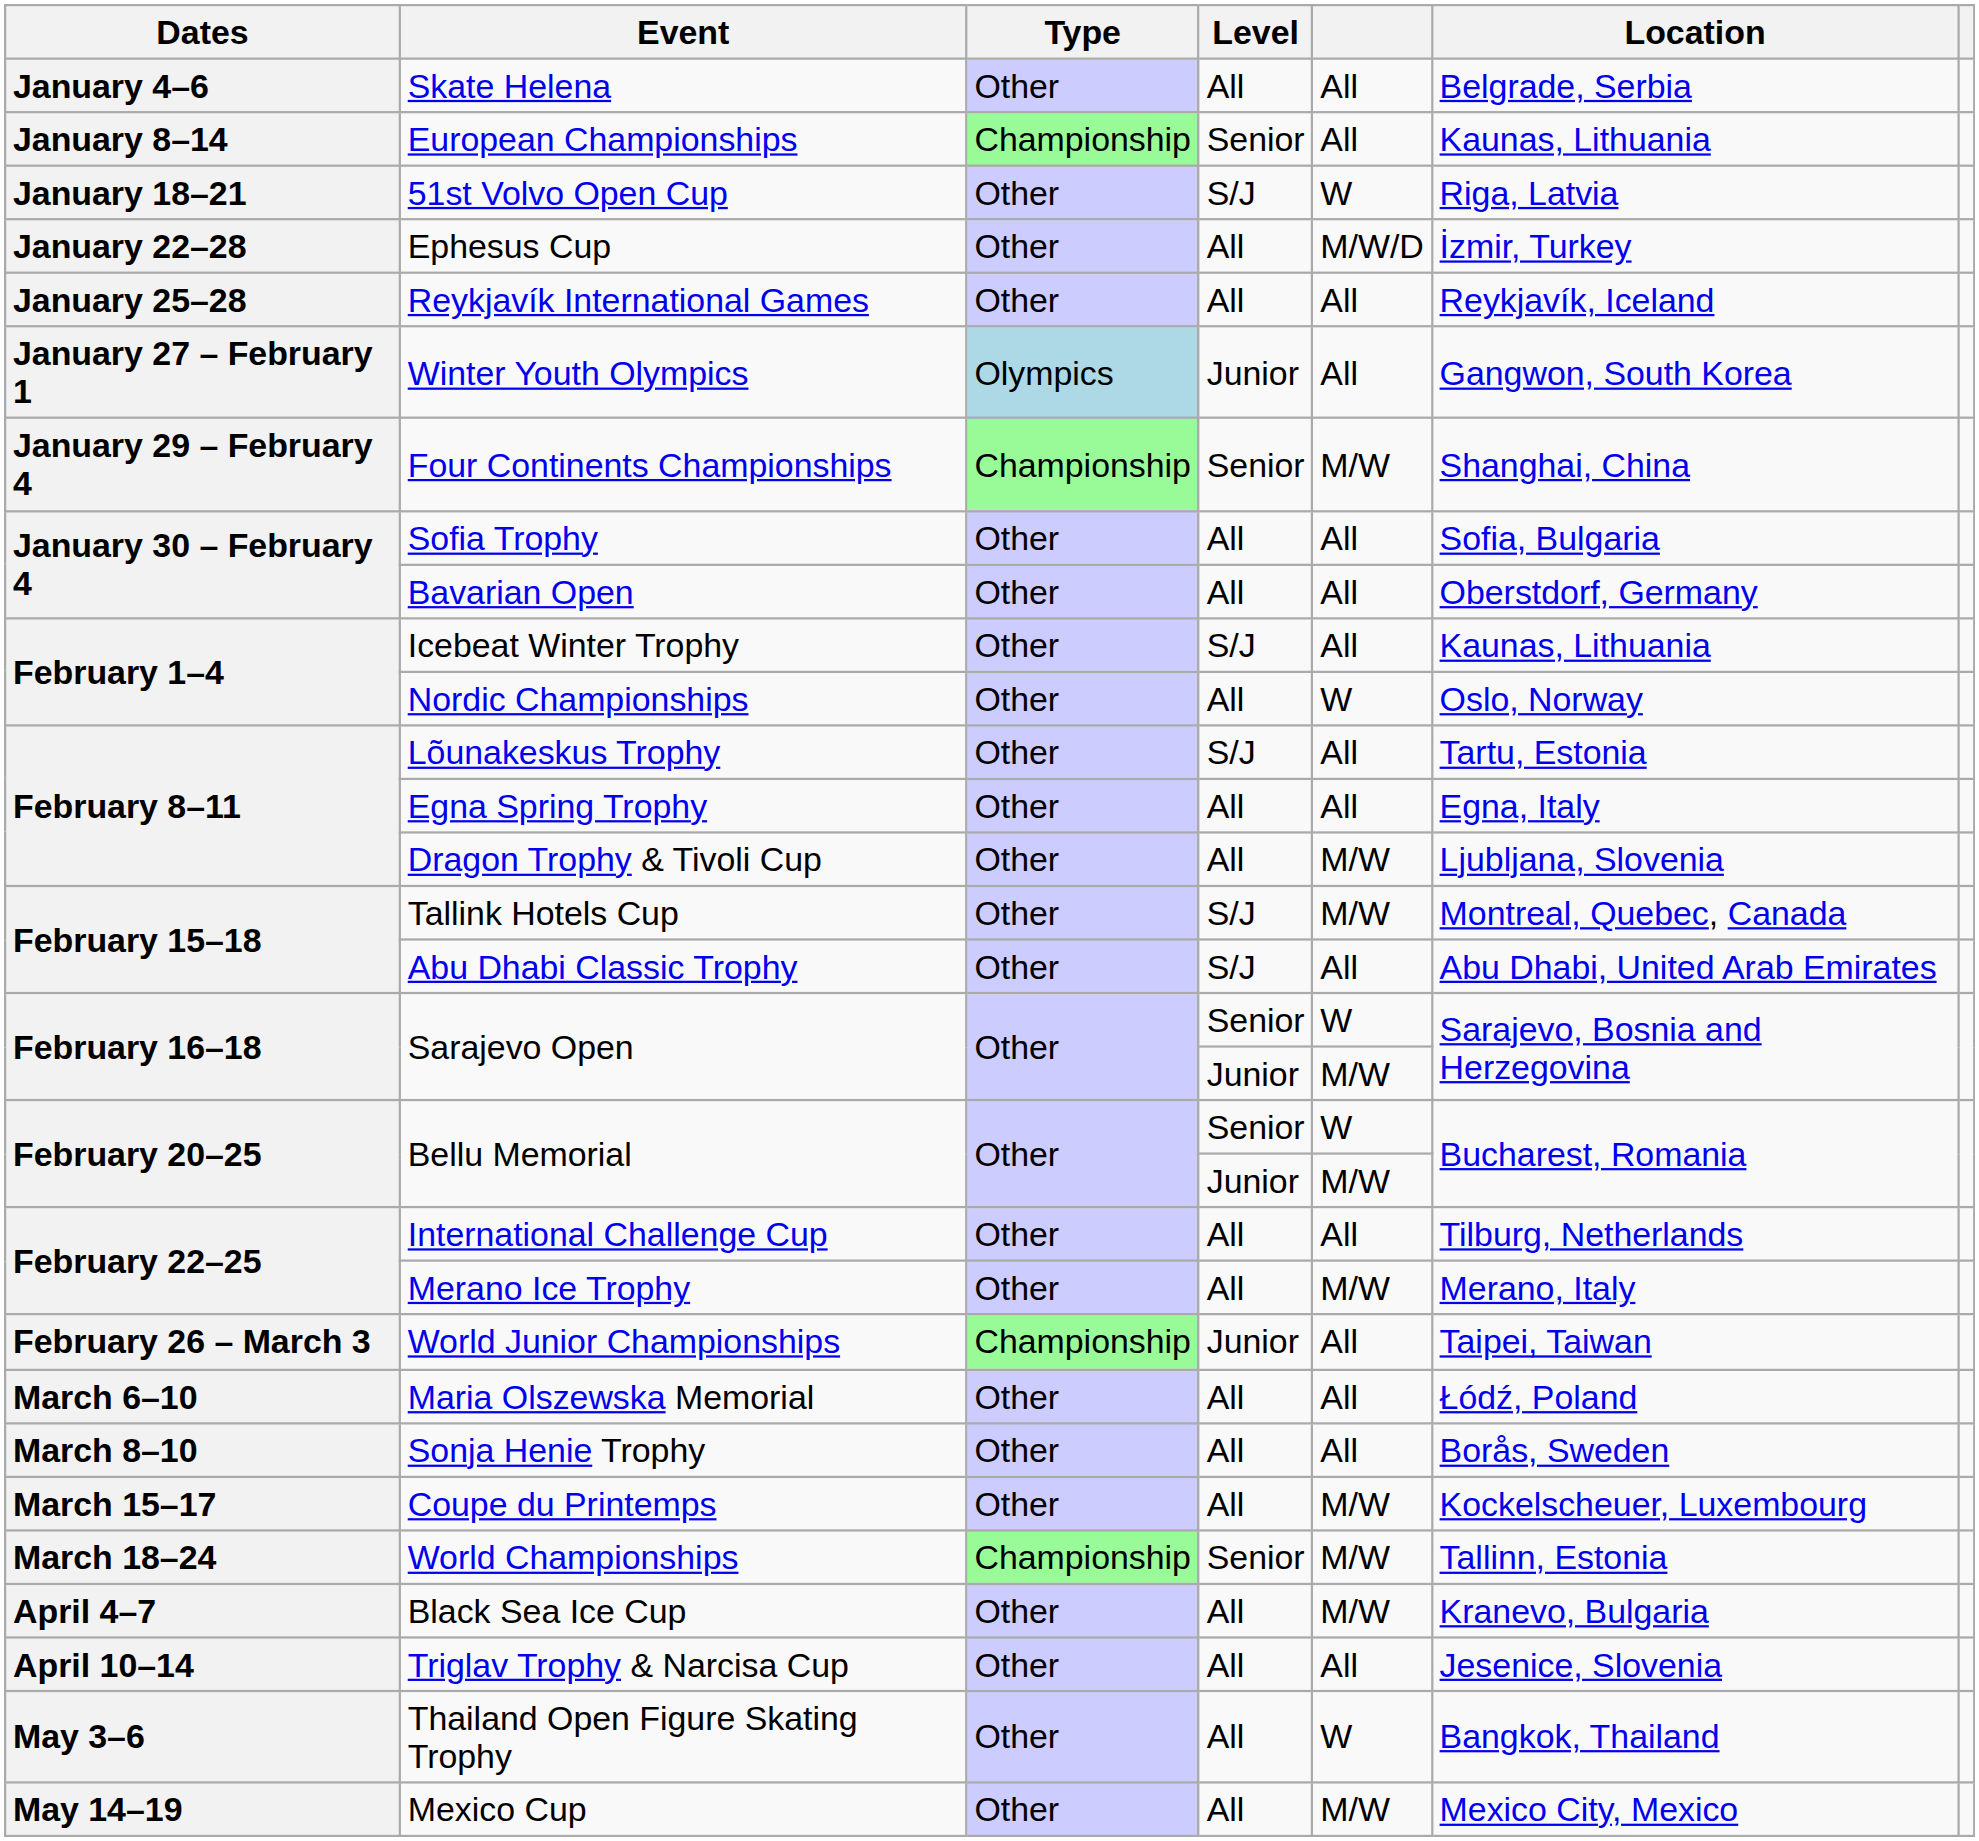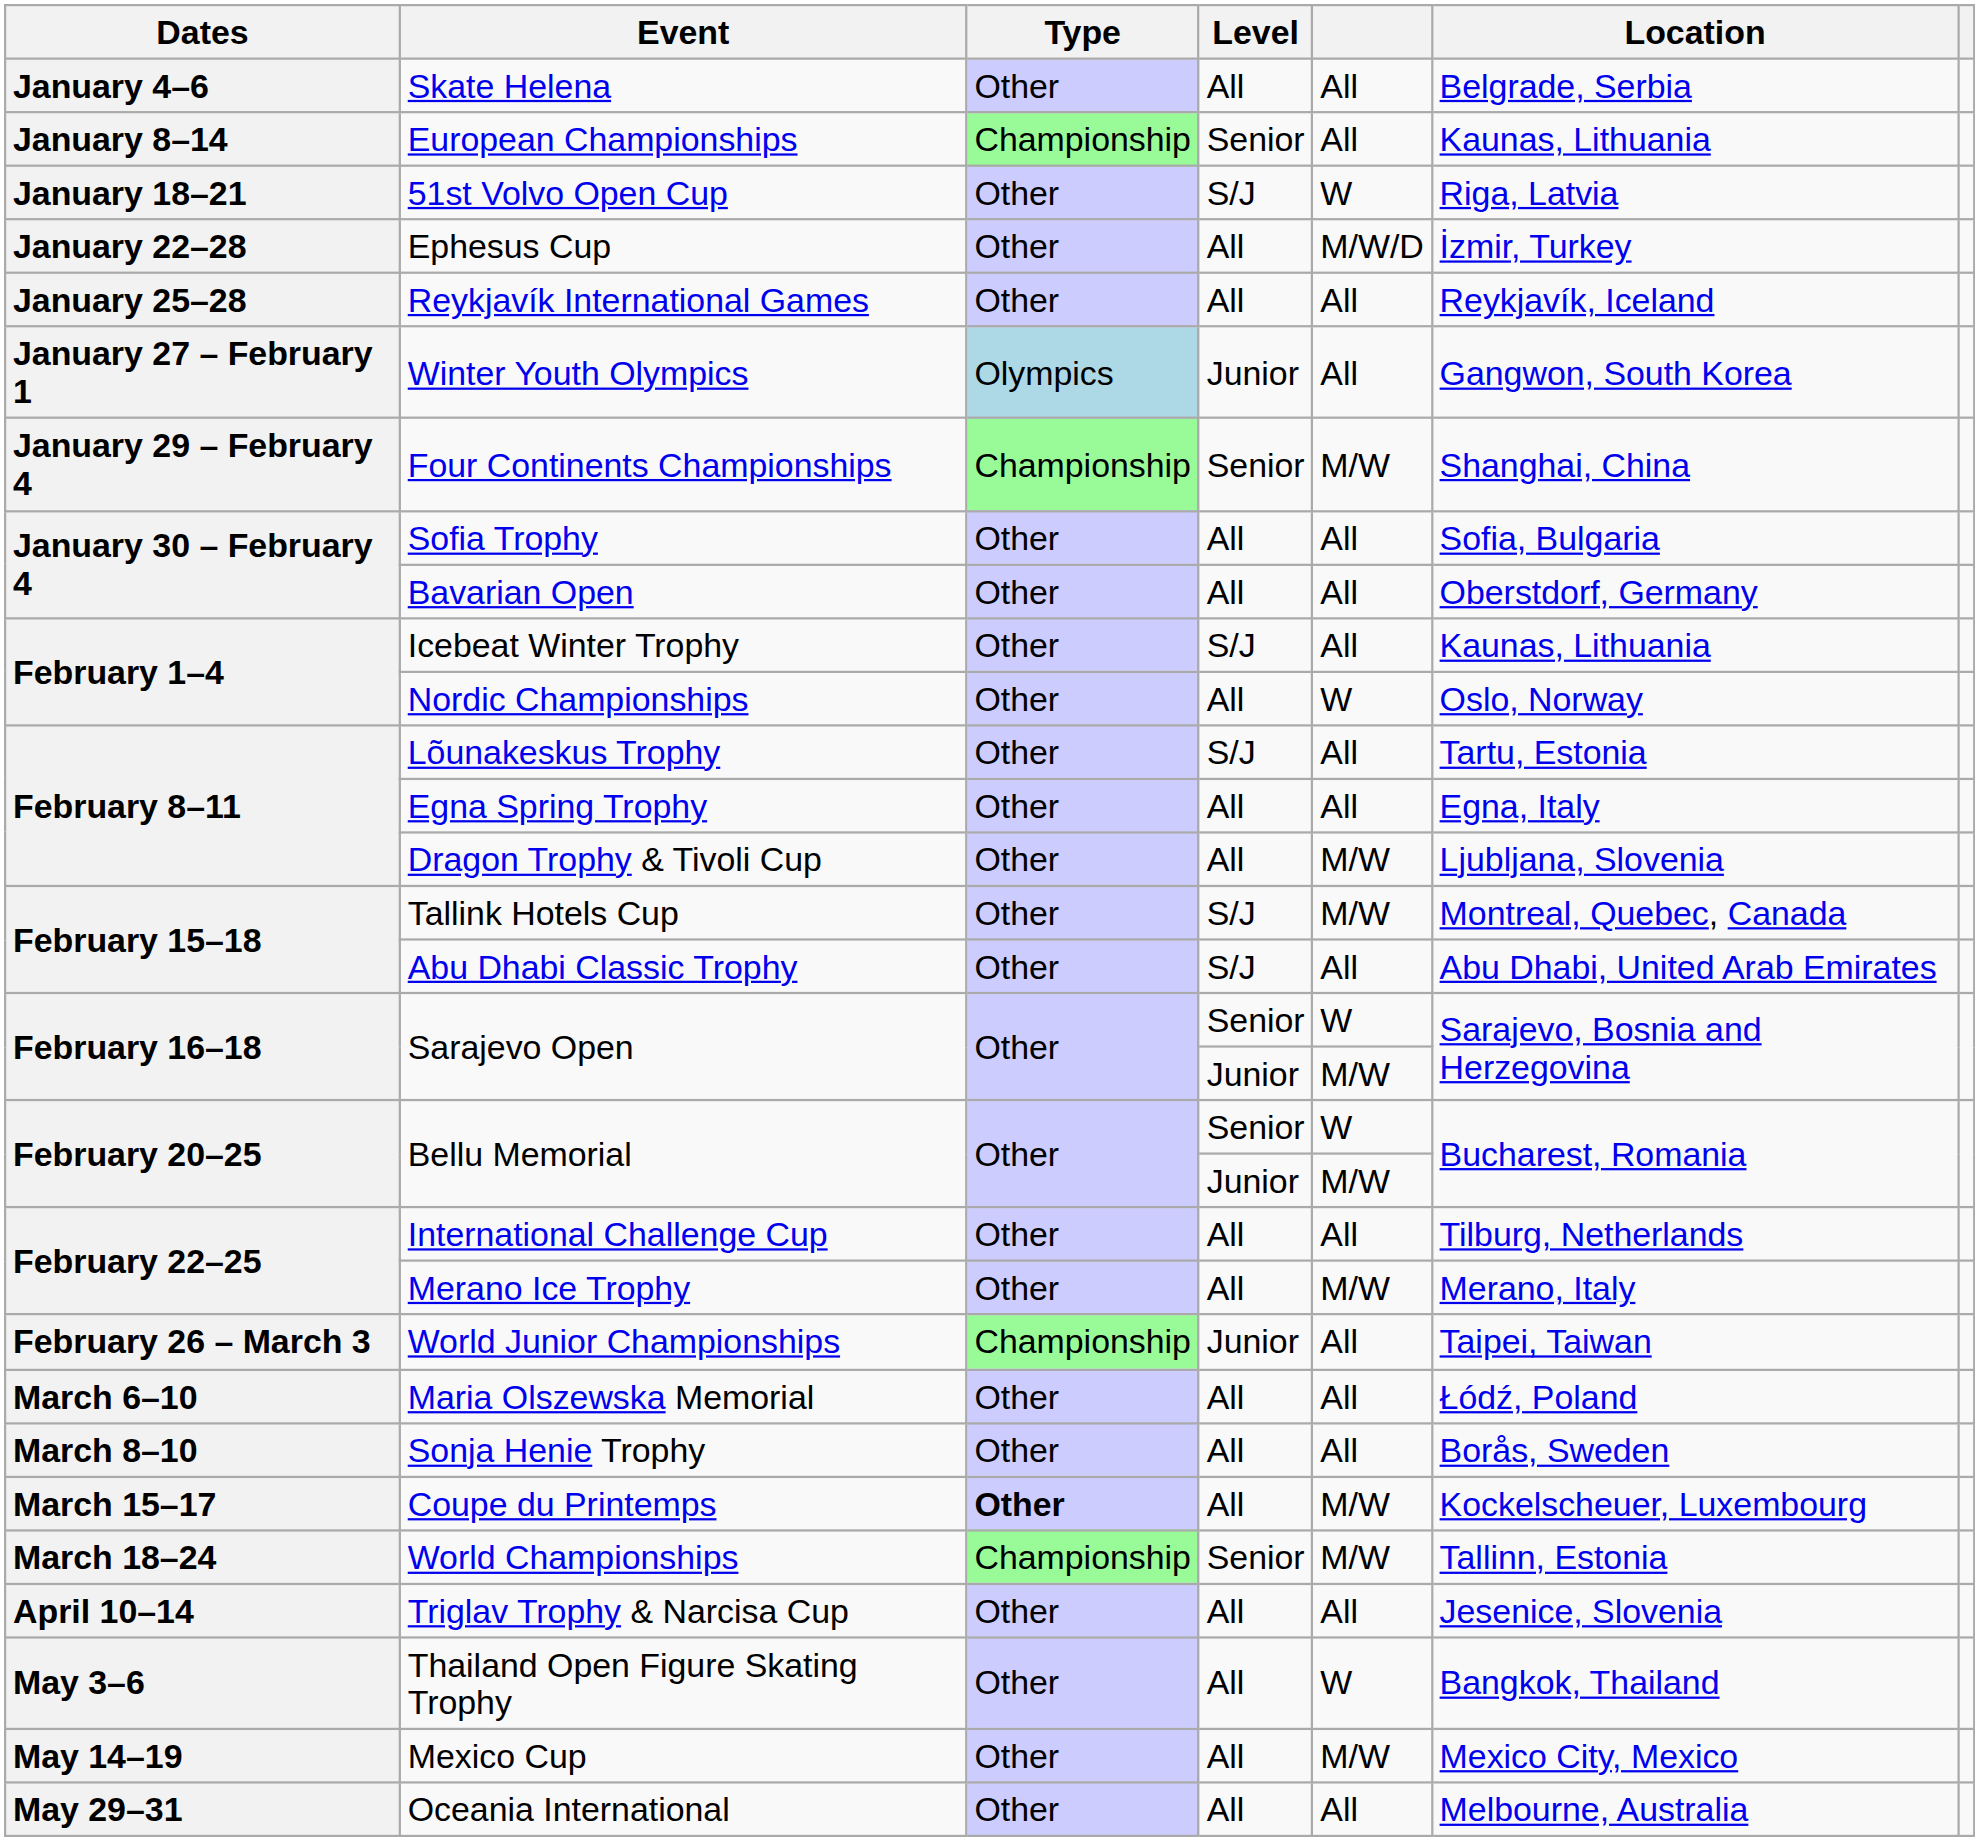(1017, 1503) normal -> (1020, 1503) bold
- row: (547, 1610)
+ row: (569, 1809)
